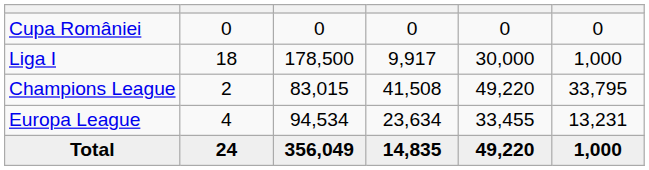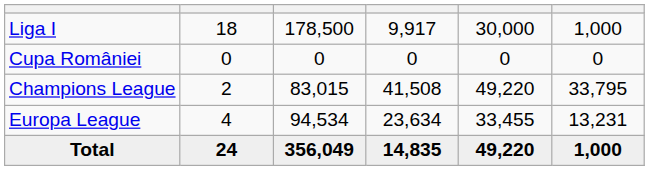rows swapped: (33, 59) <-> (75, 28)
